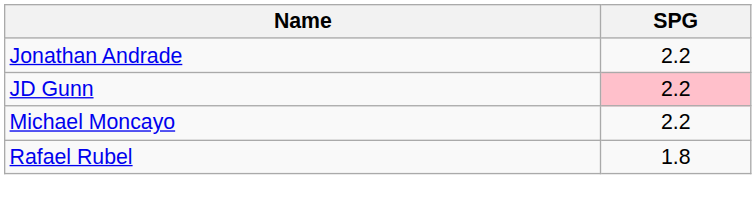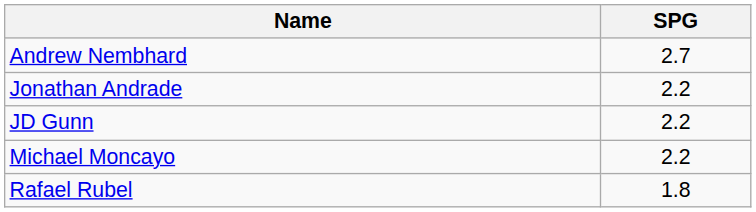+ row: (98, 55)
(676, 88) pink background -> (676, 122) no background
